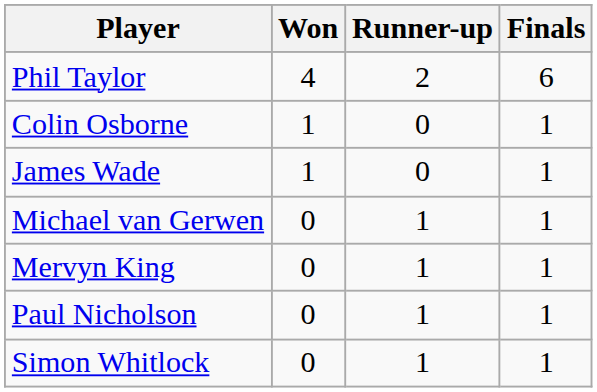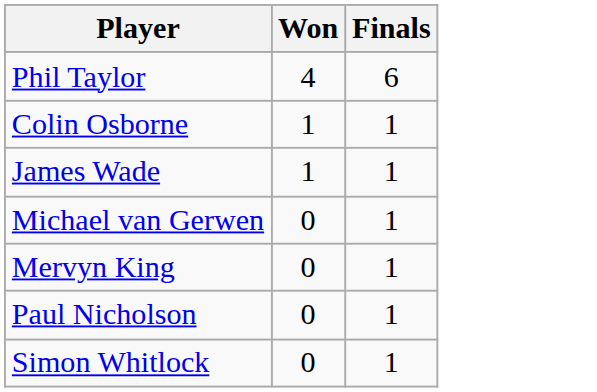- column: (423, 28)
